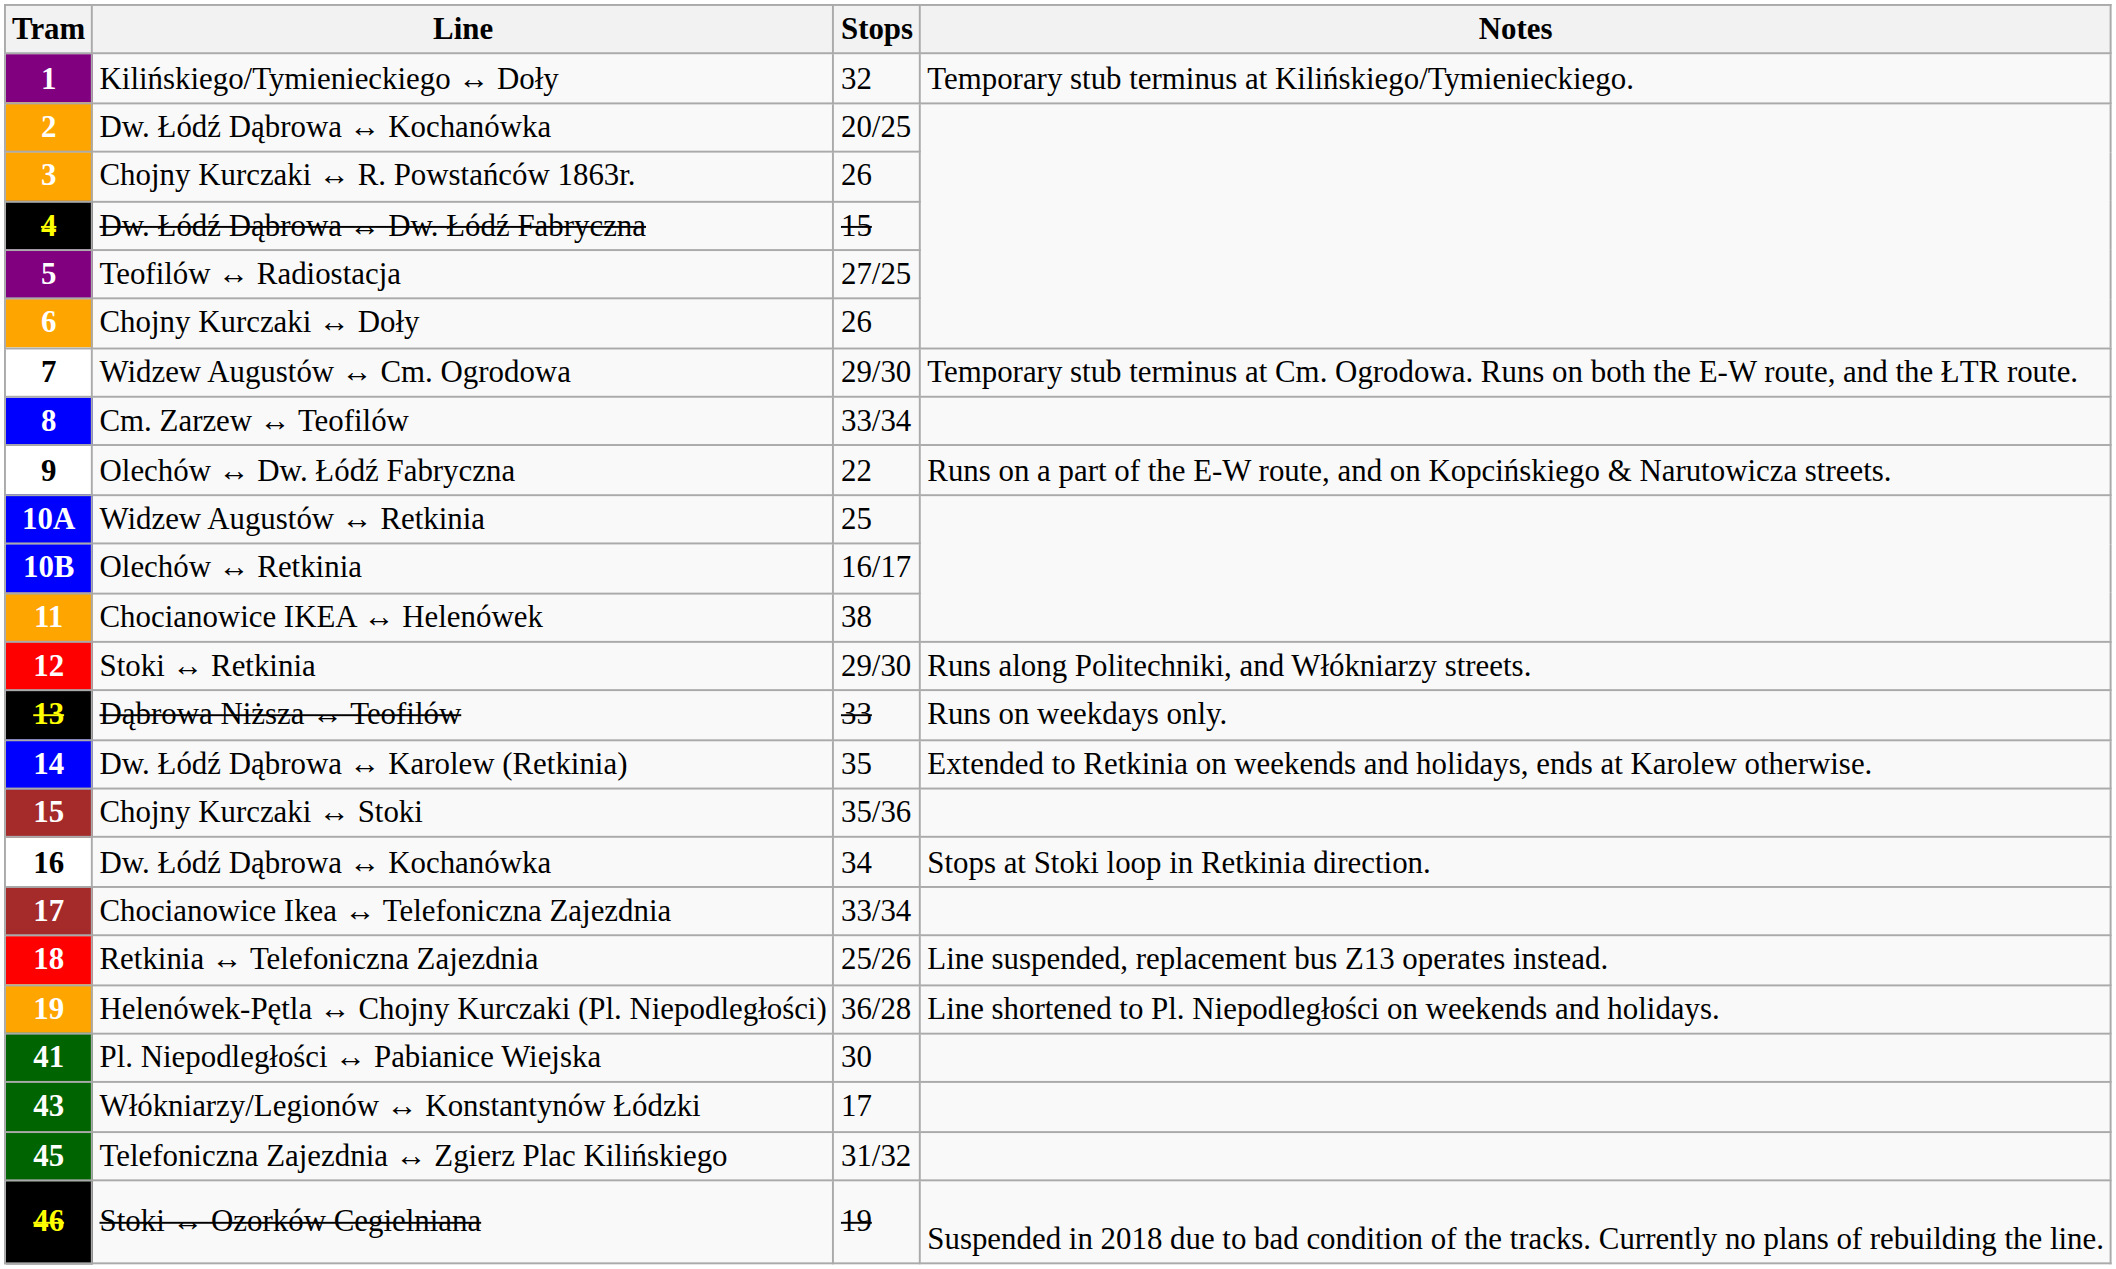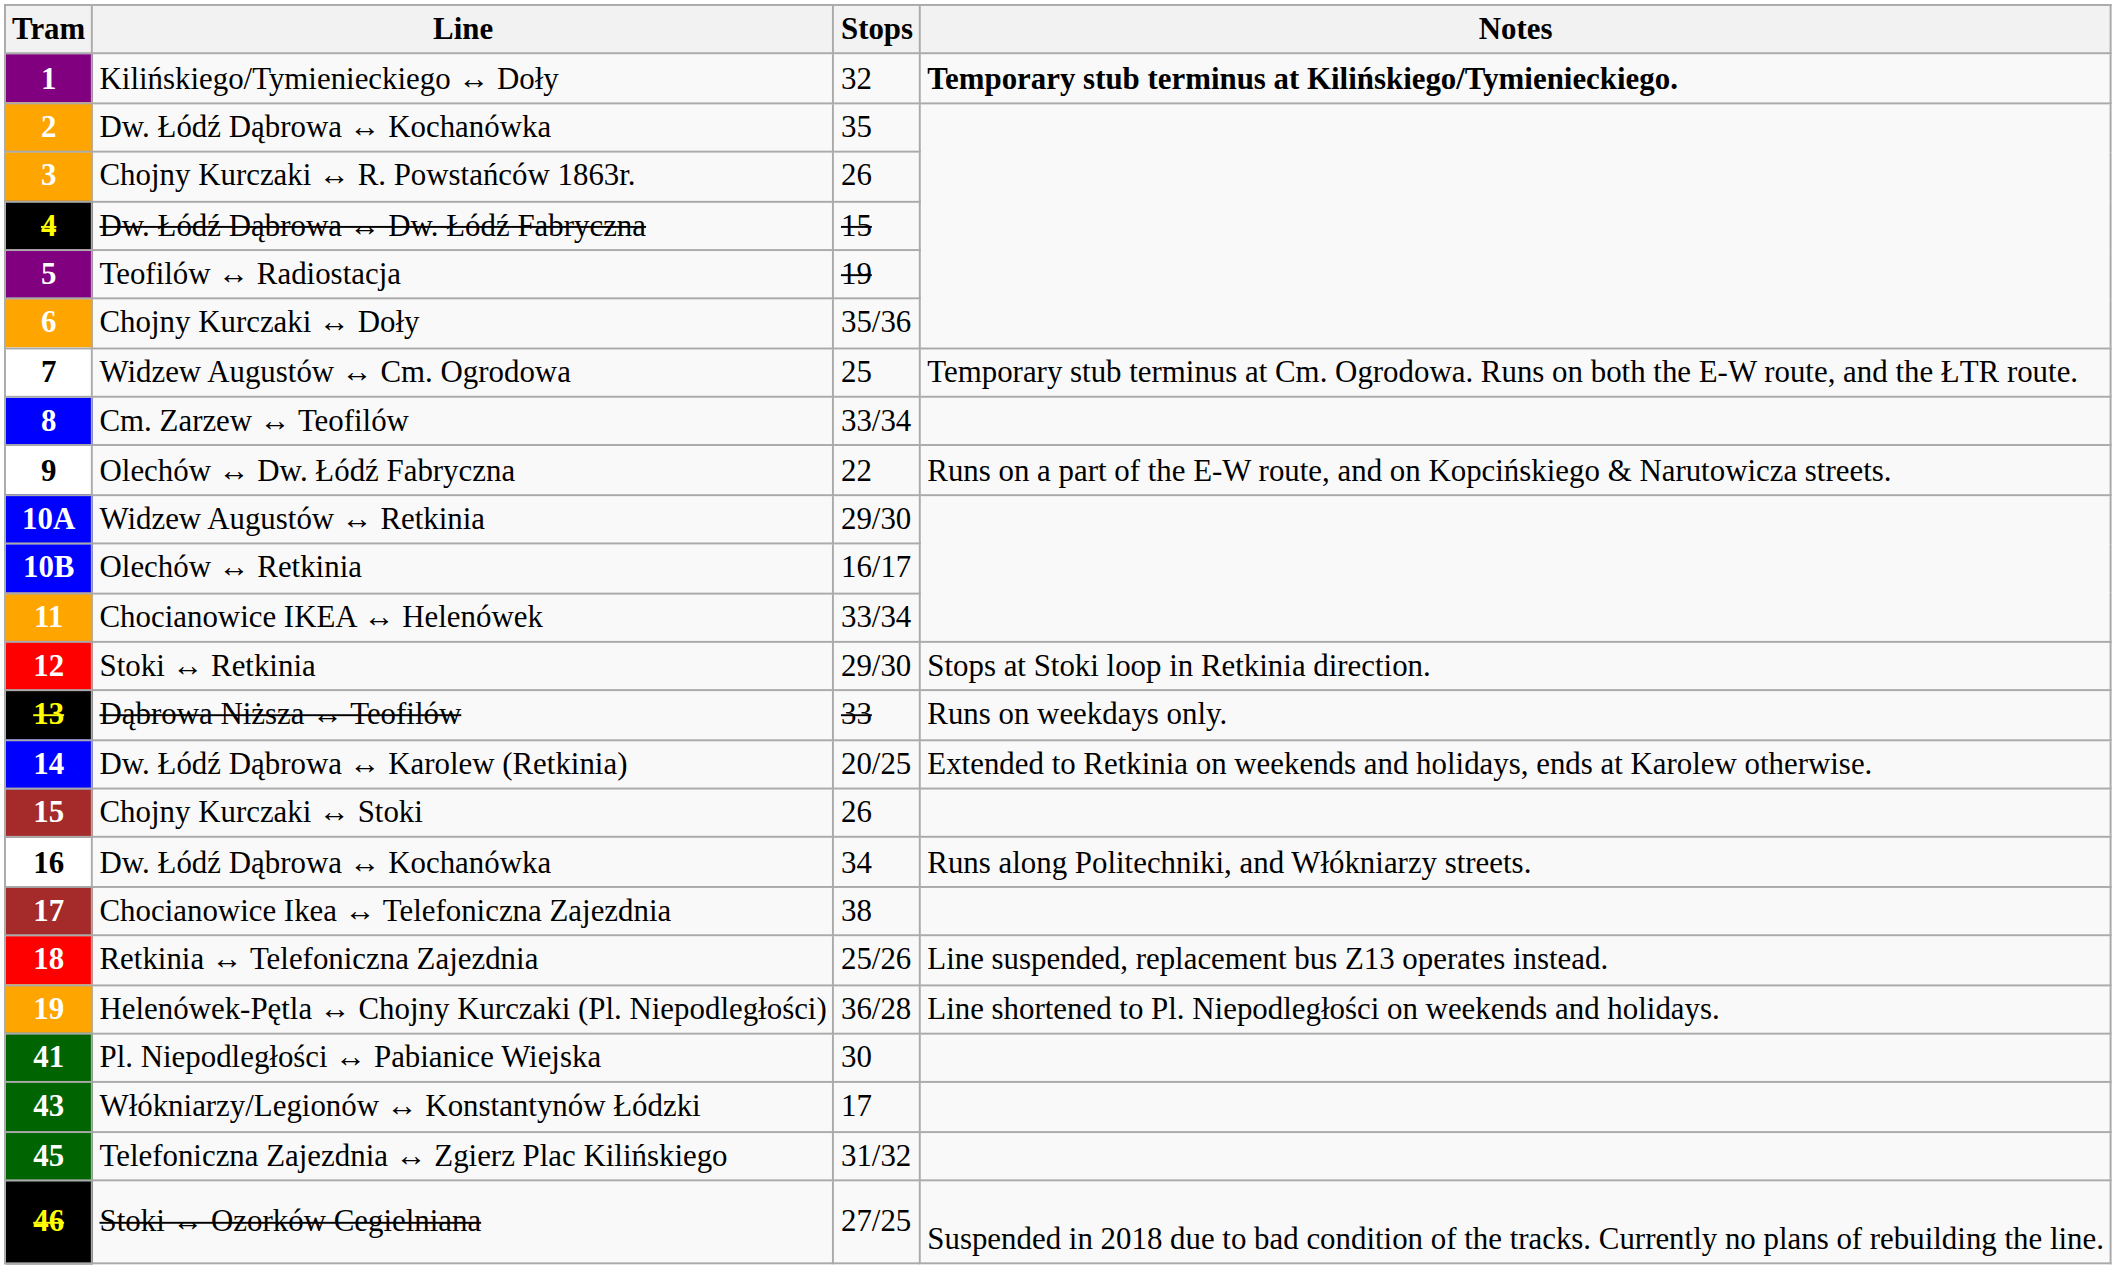(1281, 77) normal -> (1303, 77) bold
(876, 126) 20/25 -> (856, 126) 35
(876, 273) 27/25 -> (856, 273) 19
(856, 322) 26 -> (876, 322) 35/36
(876, 371) 29/30 -> (856, 371) 25
(856, 518) 25 -> (876, 518) 29/30
(856, 616) 38 -> (876, 616) 33/34
(1229, 665) Runs along Politechniki, and Włókniarzy streets. -> (1179, 665) Stops at Stoki loop in Retkinia direction.
(856, 763) 35 -> (876, 763) 20/25
(876, 812) 35/36 -> (856, 812) 26
(1179, 861) Stops at Stoki loop in Retkinia direction. -> (1229, 861) Runs along Politechniki, and Włókniarzy streets.
(876, 910) 33/34 -> (856, 910) 38
(856, 1221) 19 -> (876, 1221) 27/25
